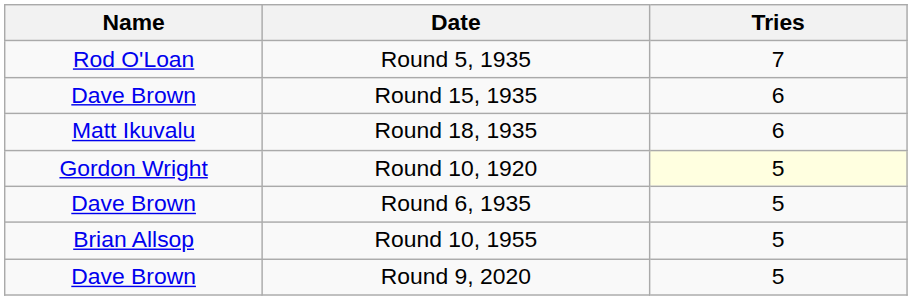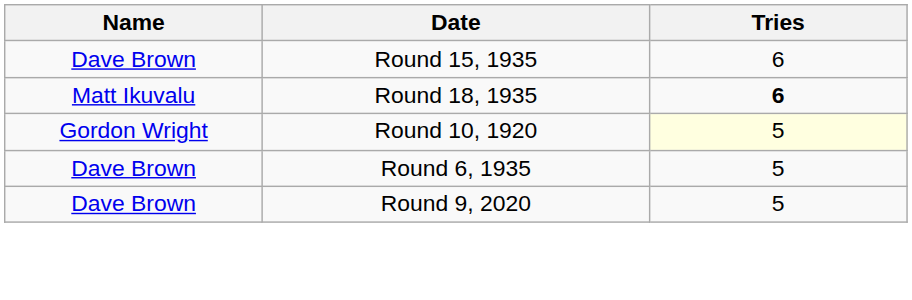- row: (456, 58)
(778, 131) normal -> (778, 95) bold
- row: (456, 240)
